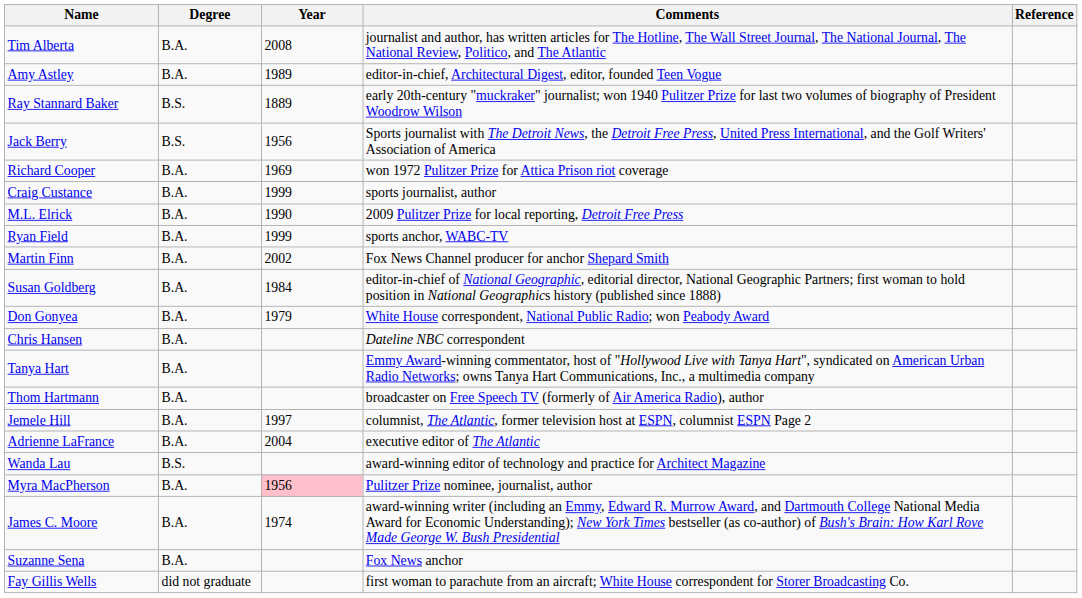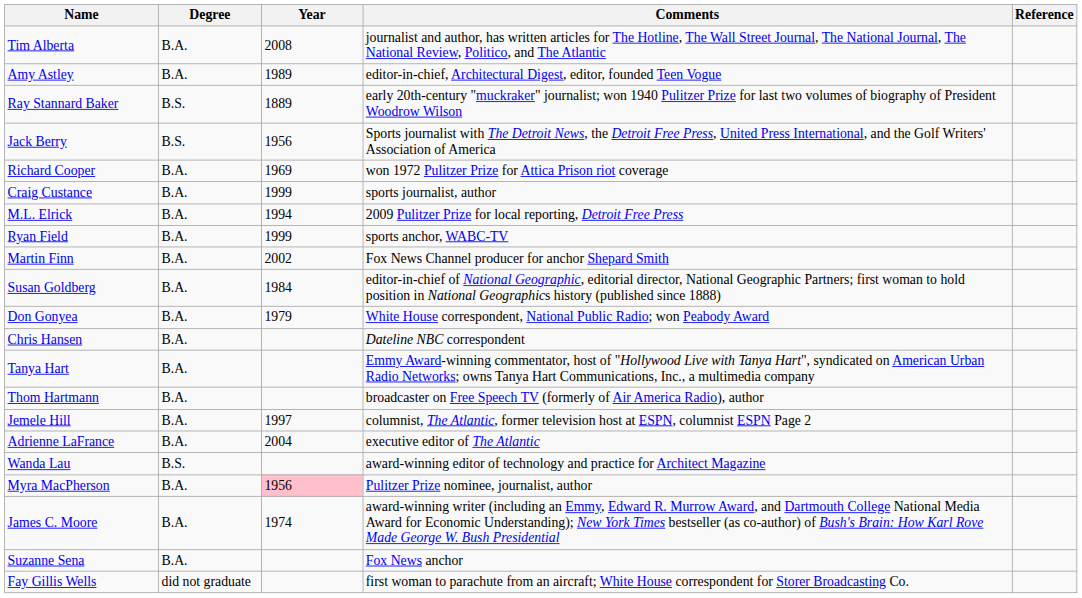(278, 214) 1990 -> (278, 214) 1994
